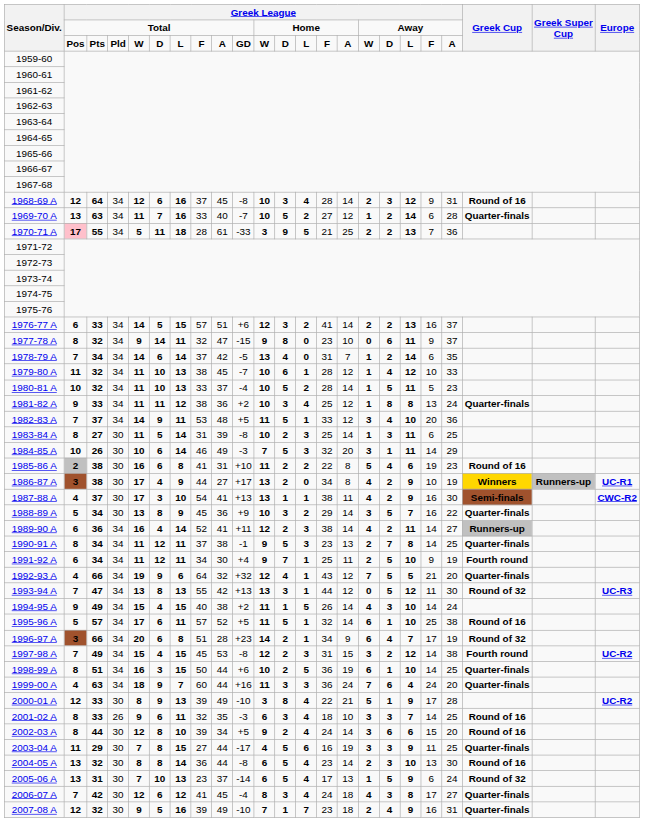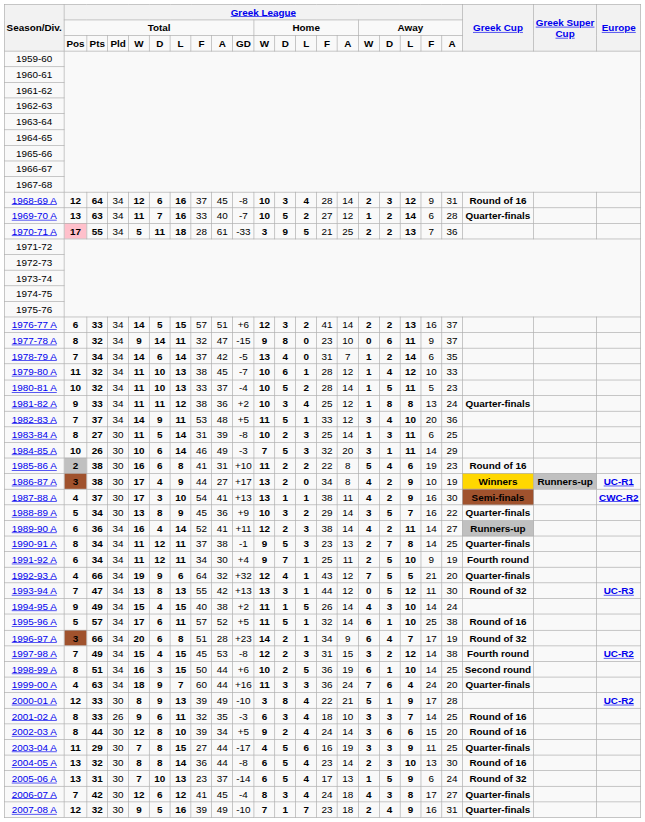(497, 669) Quarter-finals -> (498, 669) Second round
